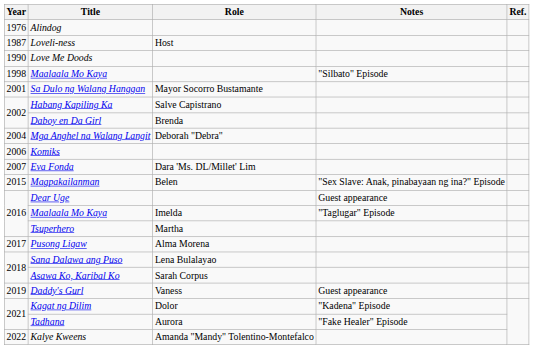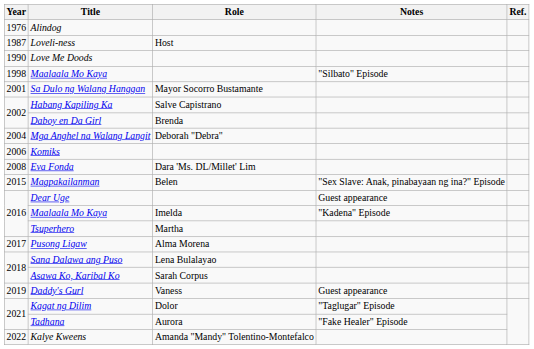(16, 167) 2007 -> (16, 167) 2008
(357, 213) "Taglugar" Episode -> (354, 213) "Kadena" Episode
(354, 306) "Kadena" Episode -> (357, 306) "Taglugar" Episode
